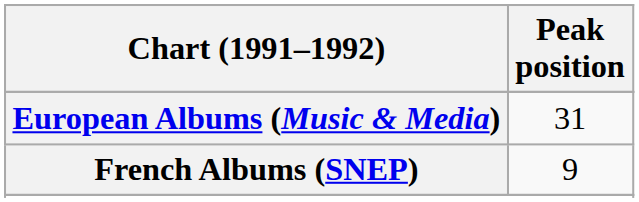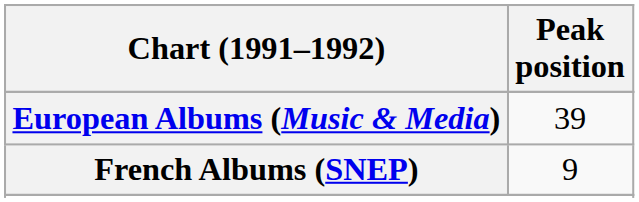(570, 117) 31 -> (570, 117) 39
